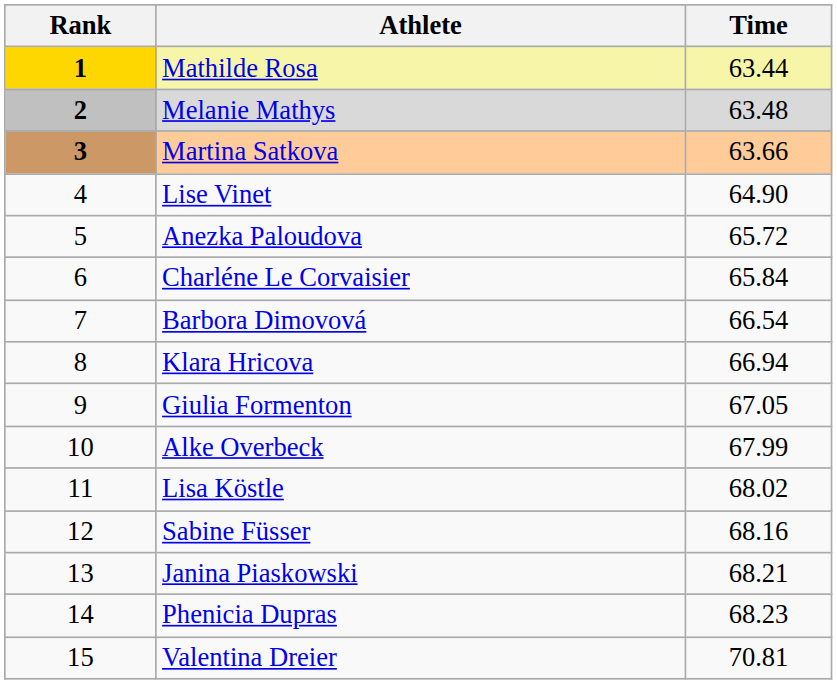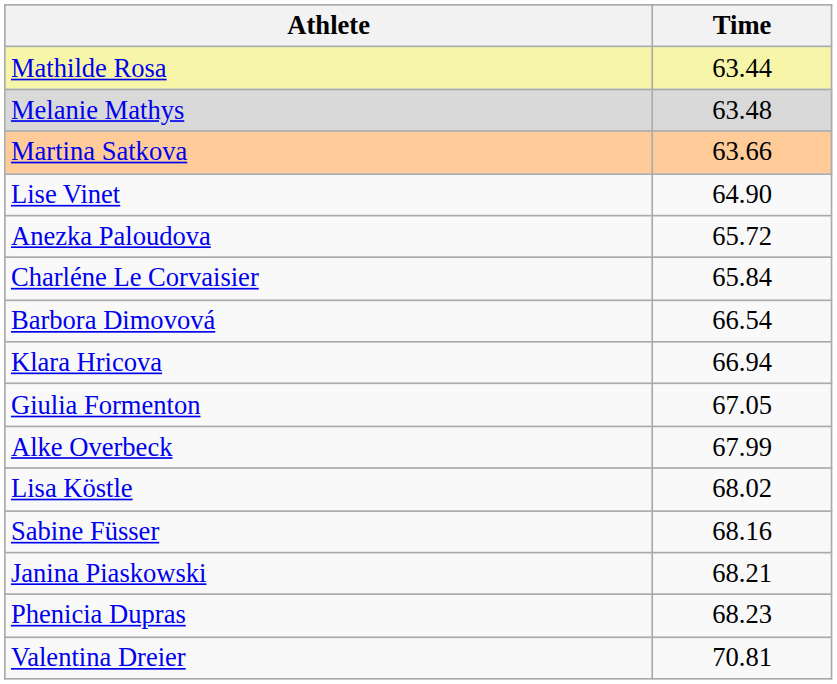- column: (80, 25)
